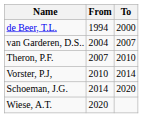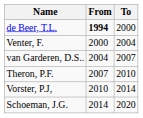(98, 27) normal -> (98, 27) bold
+ row: (25, 43)
- row: (29, 105)
